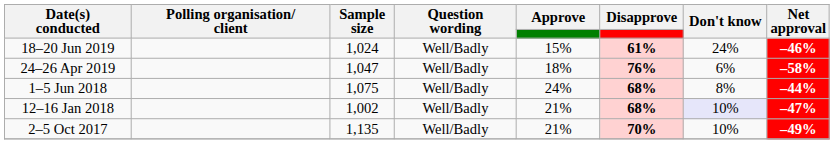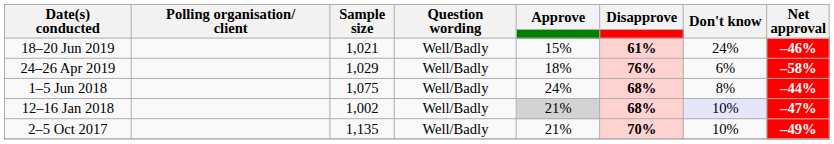(362, 48) 1,024 -> (362, 48) 1,021
(362, 68) 1,047 -> (362, 68) 1,029
(558, 109) no background -> (558, 109) lightgrey background
